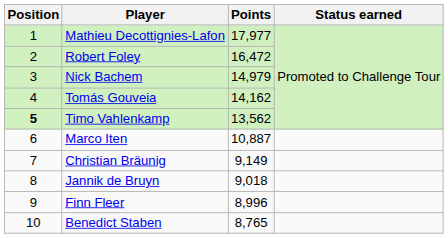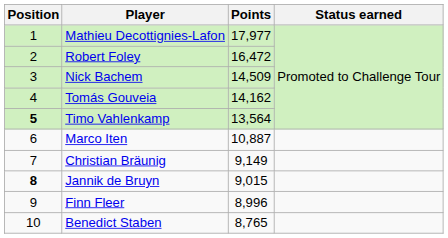(251, 77) 14,979 -> (251, 77) 14,509
(251, 118) 13,562 -> (251, 118) 13,564
(33, 181) normal -> (33, 181) bold
(251, 181) 9,018 -> (251, 181) 9,015
